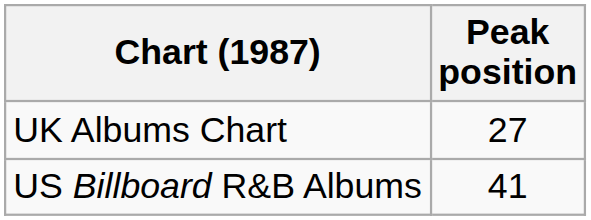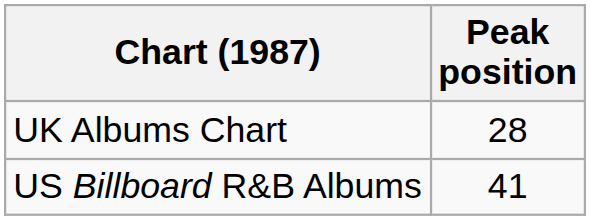(508, 129) 27 -> (508, 129) 28
